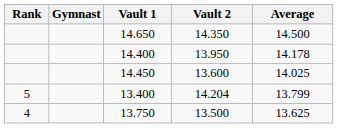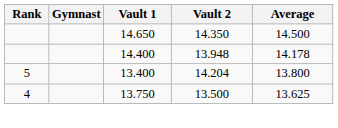(212, 53) 13.950 -> (212, 53) 13.948
- row: (138, 73)
(293, 93) 13.799 -> (293, 73) 13.800
